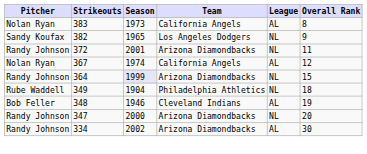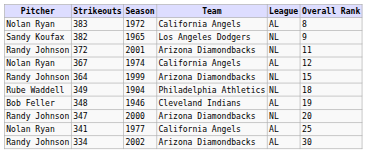(135, 24) 1973 -> (135, 24) 1972
(135, 77) lavender background -> (135, 77) no background
+ row: (80, 129)
